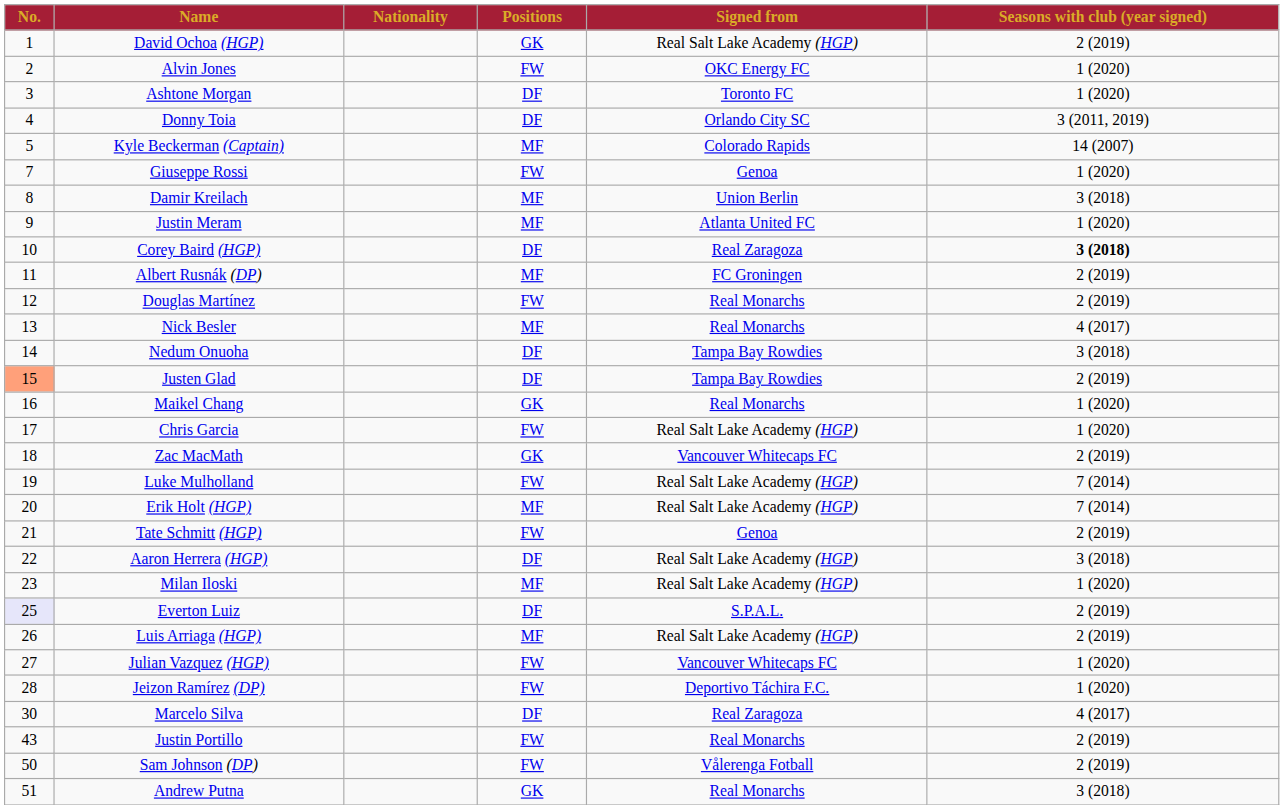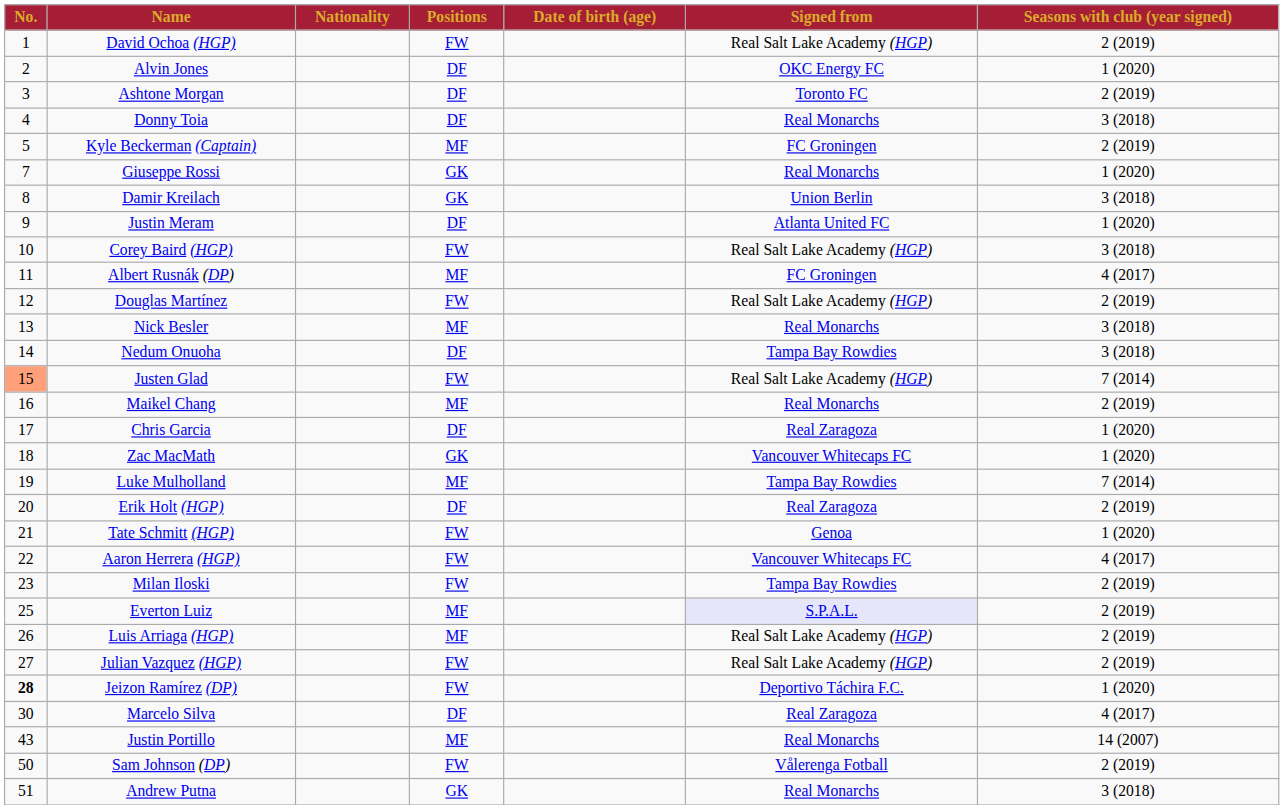+ column: (595, 16)
(532, 42) GK -> (457, 42) FW
(532, 68) FW -> (457, 68) DF
(1103, 94) 1 (2020) -> (1128, 94) 2 (2019)
(757, 120) Orlando City SC -> (832, 120) Real Monarchs
(1103, 120) 3 (2011, 2019) -> (1128, 120) 3 (2018)
(757, 146) Colorado Rapids -> (832, 146) FC Groningen
(1103, 146) 14 (2007) -> (1128, 146) 2 (2019)
(532, 171) FW -> (457, 171) GK
(757, 171) Genoa -> (832, 171) Real Monarchs
(532, 197) MF -> (457, 197) GK
(532, 223) MF -> (457, 223) DF
(532, 249) DF -> (457, 249) FW
(757, 249) Real Zaragoza -> (832, 249) Real Salt Lake Academy (HGP)
(1103, 249) bold -> (1128, 249) normal
(1103, 275) 2 (2019) -> (1128, 275) 4 (2017)
(757, 300) Real Monarchs -> (832, 300) Real Salt Lake Academy (HGP)
(1103, 326) 4 (2017) -> (1128, 326) 3 (2018)
(532, 378) DF -> (457, 378) FW
(757, 378) Tampa Bay Rowdies -> (832, 378) Real Salt Lake Academy (HGP)
(1103, 378) 2 (2019) -> (1128, 378) 7 (2014)
(532, 404) GK -> (457, 404) MF
(1103, 404) 1 (2020) -> (1128, 404) 2 (2019)
(532, 429) FW -> (457, 429) DF
(757, 429) Real Salt Lake Academy (HGP) -> (832, 429) Real Zaragoza
(1103, 455) 2 (2019) -> (1128, 455) 1 (2020)
(532, 481) FW -> (457, 481) MF
(757, 481) Real Salt Lake Academy (HGP) -> (832, 481) Tampa Bay Rowdies
(532, 507) MF -> (457, 507) DF
(757, 507) Real Salt Lake Academy (HGP) -> (832, 507) Real Zaragoza
(1103, 507) 7 (2014) -> (1128, 507) 2 (2019)
(1103, 533) 2 (2019) -> (1128, 533) 1 (2020)
(532, 558) DF -> (457, 558) FW
(757, 558) Real Salt Lake Academy (HGP) -> (832, 558) Vancouver Whitecaps FC
(1103, 558) 3 (2018) -> (1128, 558) 4 (2017)
(532, 584) MF -> (457, 584) FW
(757, 584) Real Salt Lake Academy (HGP) -> (832, 584) Tampa Bay Rowdies
(1103, 584) 1 (2020) -> (1128, 584) 2 (2019)
(29, 610) lavender background -> (26, 610) no background
(532, 610) DF -> (457, 610) MF
(757, 610) no background -> (832, 610) lavender background
(757, 662) Vancouver Whitecaps FC -> (832, 662) Real Salt Lake Academy (HGP)
(1103, 662) 1 (2020) -> (1128, 662) 2 (2019)
(29, 687) normal -> (26, 687) bold
(532, 739) FW -> (457, 739) MF
(1103, 739) 2 (2019) -> (1128, 739) 14 (2007)
